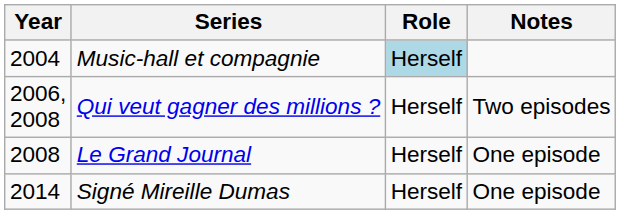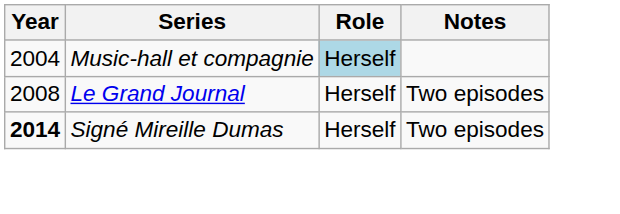- row: (229, 106)
(536, 155) One episode -> (475, 93) Two episodes
(35, 190) normal -> (35, 129) bold
(536, 190) One episode -> (475, 129) Two episodes
